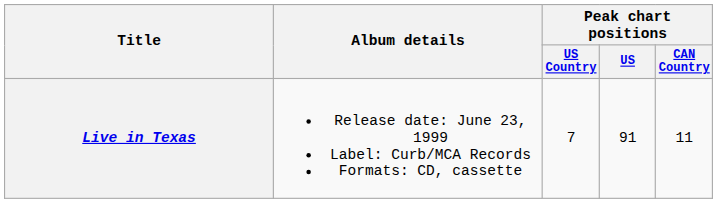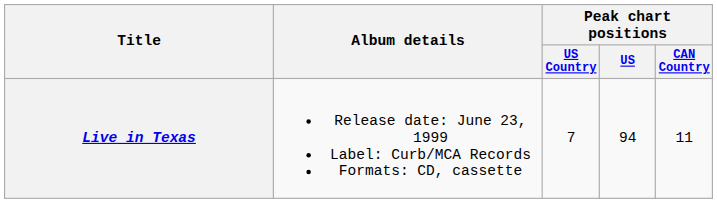(628, 138) 91 -> (628, 138) 94
